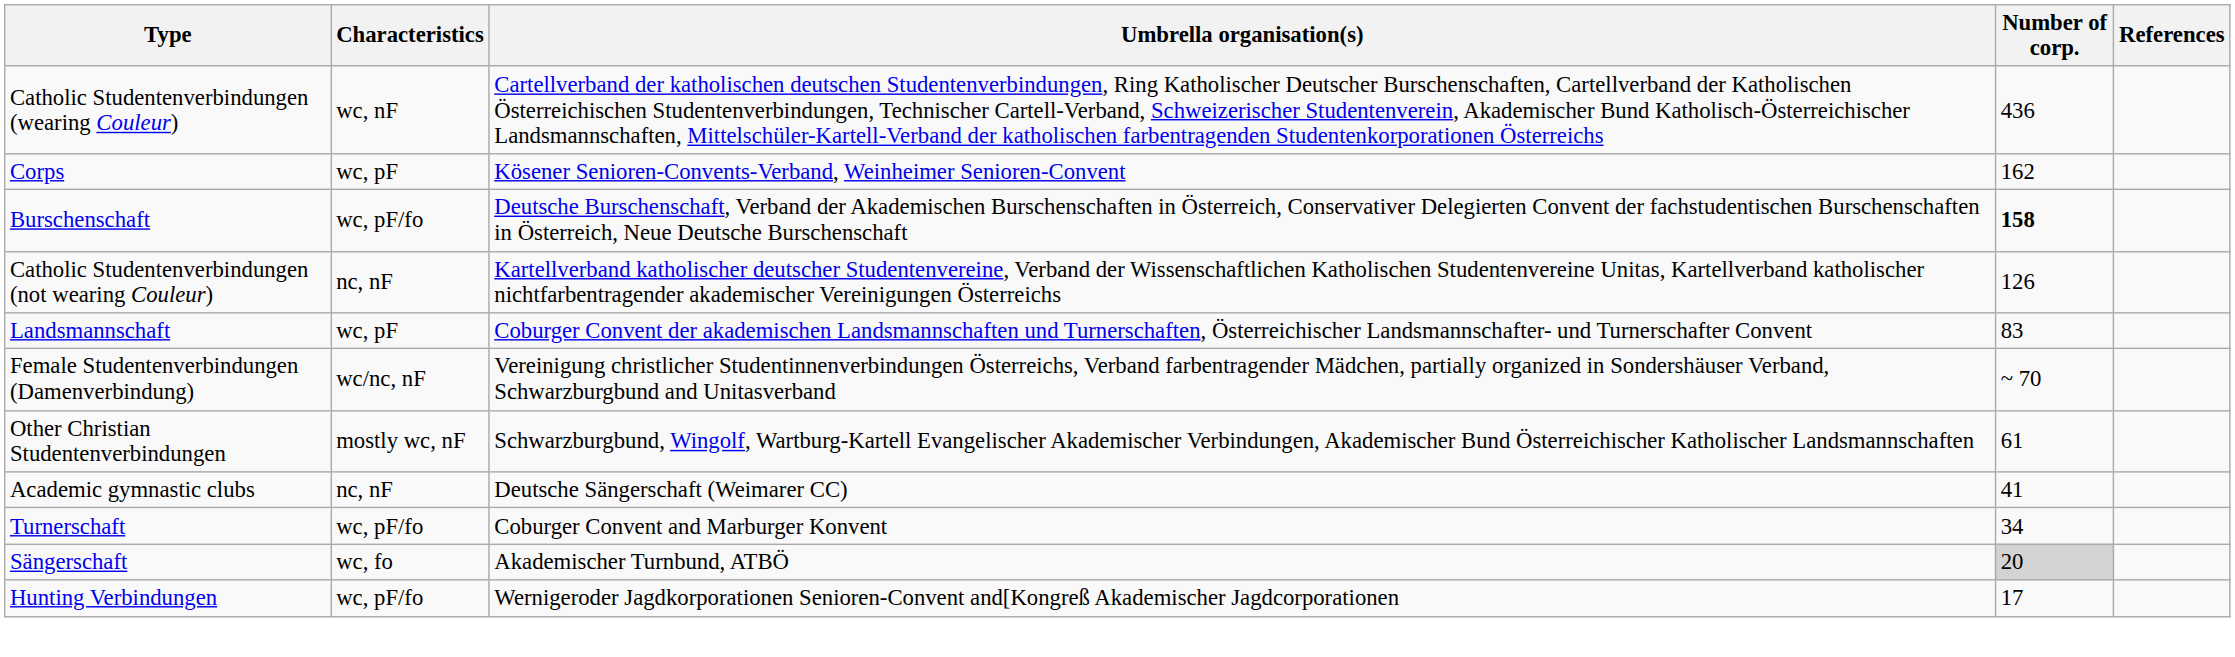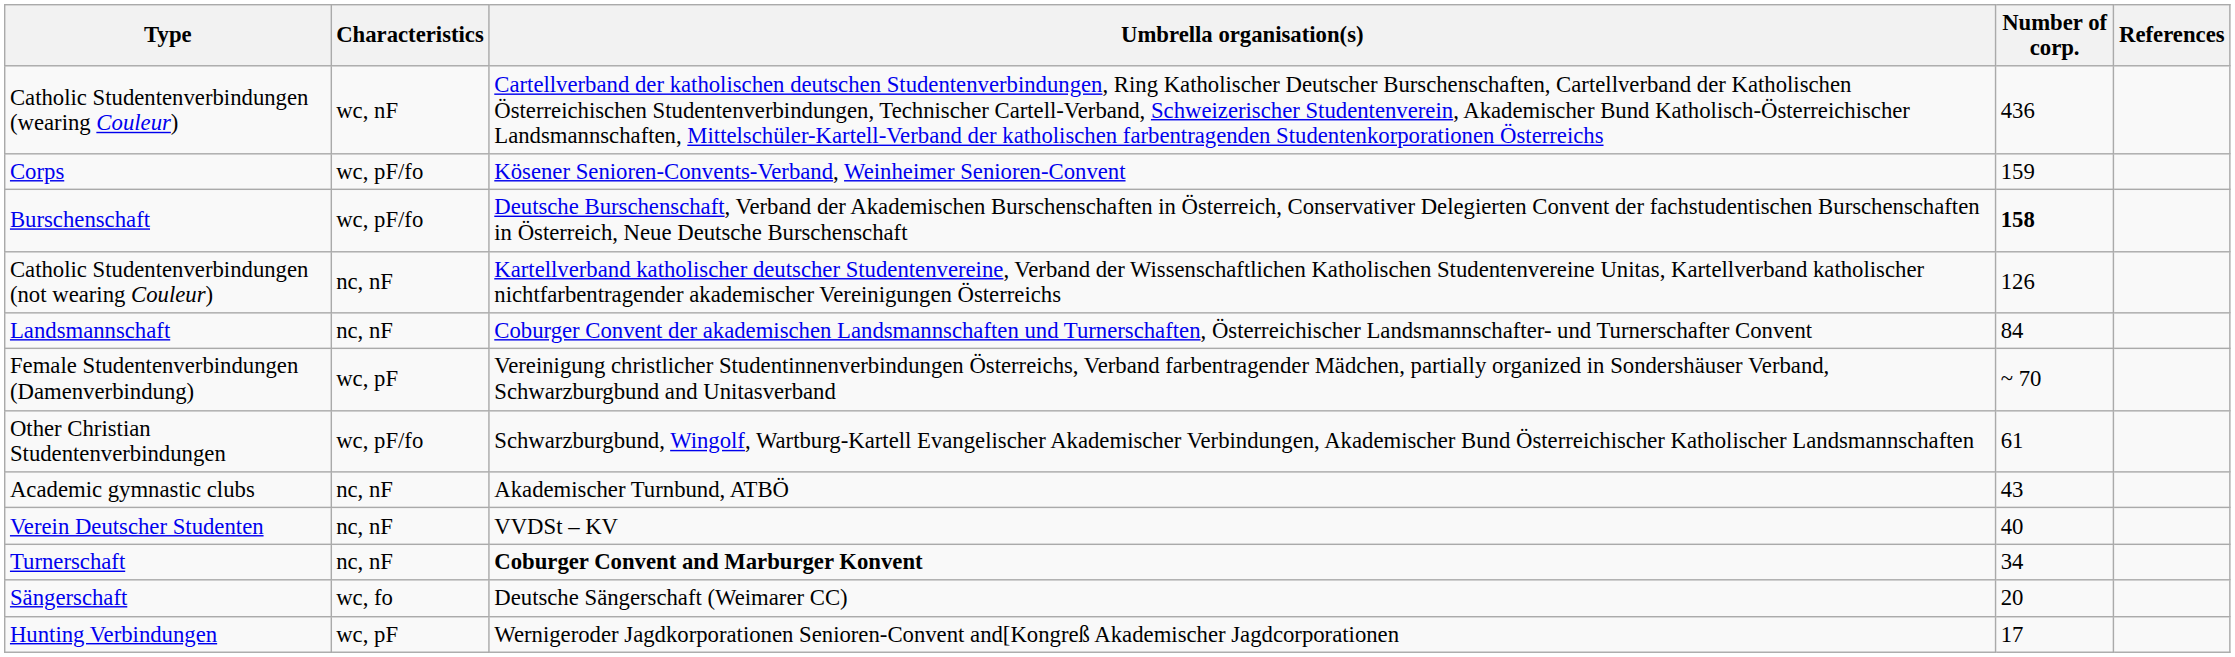(367, 171) wc, pF -> (380, 171) wc, pF/fo
(2018, 171) 162 -> (2018, 171) 159
(367, 330) wc, pF -> (365, 330) nc, nF
(2012, 330) 83 -> (2012, 330) 84
(381, 379) wc/nc, nF -> (367, 379) wc, pF
(401, 440) mostly wc, nF -> (380, 440) wc, pF/fo
(671, 489) Deutsche Sängerschaft (Weimarer CC) -> (642, 489) Akademischer Turnbund, ATBÖ
(2012, 489) 41 -> (2012, 489) 43
+ row: (137, 525)
(380, 525) wc, pF/fo -> (365, 561) nc, nF
(691, 525) normal -> (708, 561) bold
(642, 561) Akademischer Turnbund, ATBÖ -> (671, 597) Deutsche Sängerschaft (Weimarer CC)
(2012, 561) lightgrey background -> (2012, 597) no background
(380, 597) wc, pF/fo -> (367, 633) wc, pF
